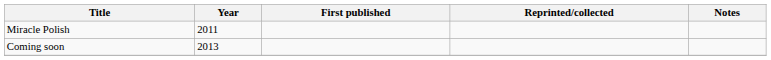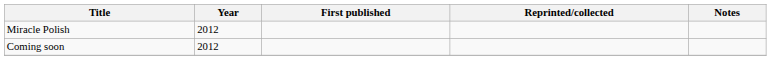(208, 30) 2011 -> (208, 30) 2012
(208, 47) 2013 -> (208, 47) 2012
